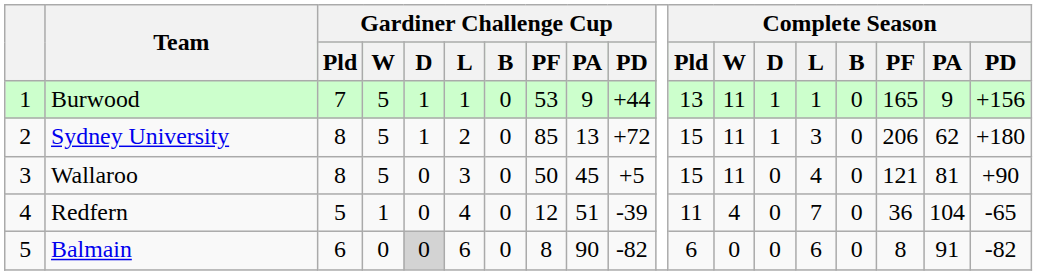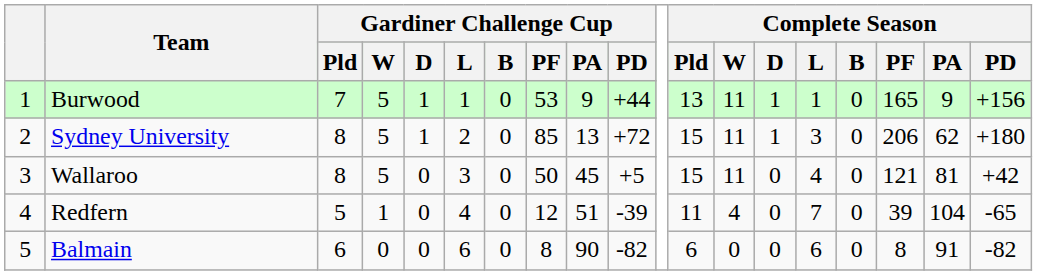(1001, 174) +90 -> (1001, 174) +42
(900, 212) 36 -> (900, 212) 39
(424, 250) lightgrey background -> (424, 250) no background
